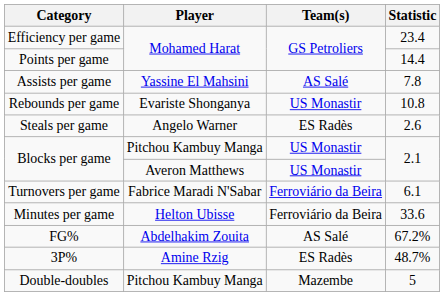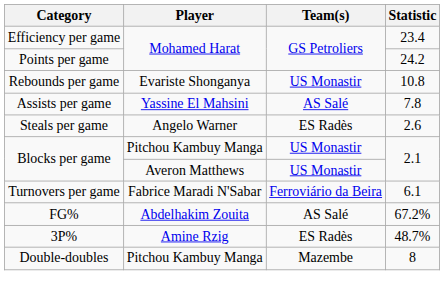(412, 59) 14.4 -> (412, 59) 24.2
rows swapped: (64, 103) <-> (64, 81)
- row: (64, 214)
(412, 280) 5 -> (412, 258) 8
